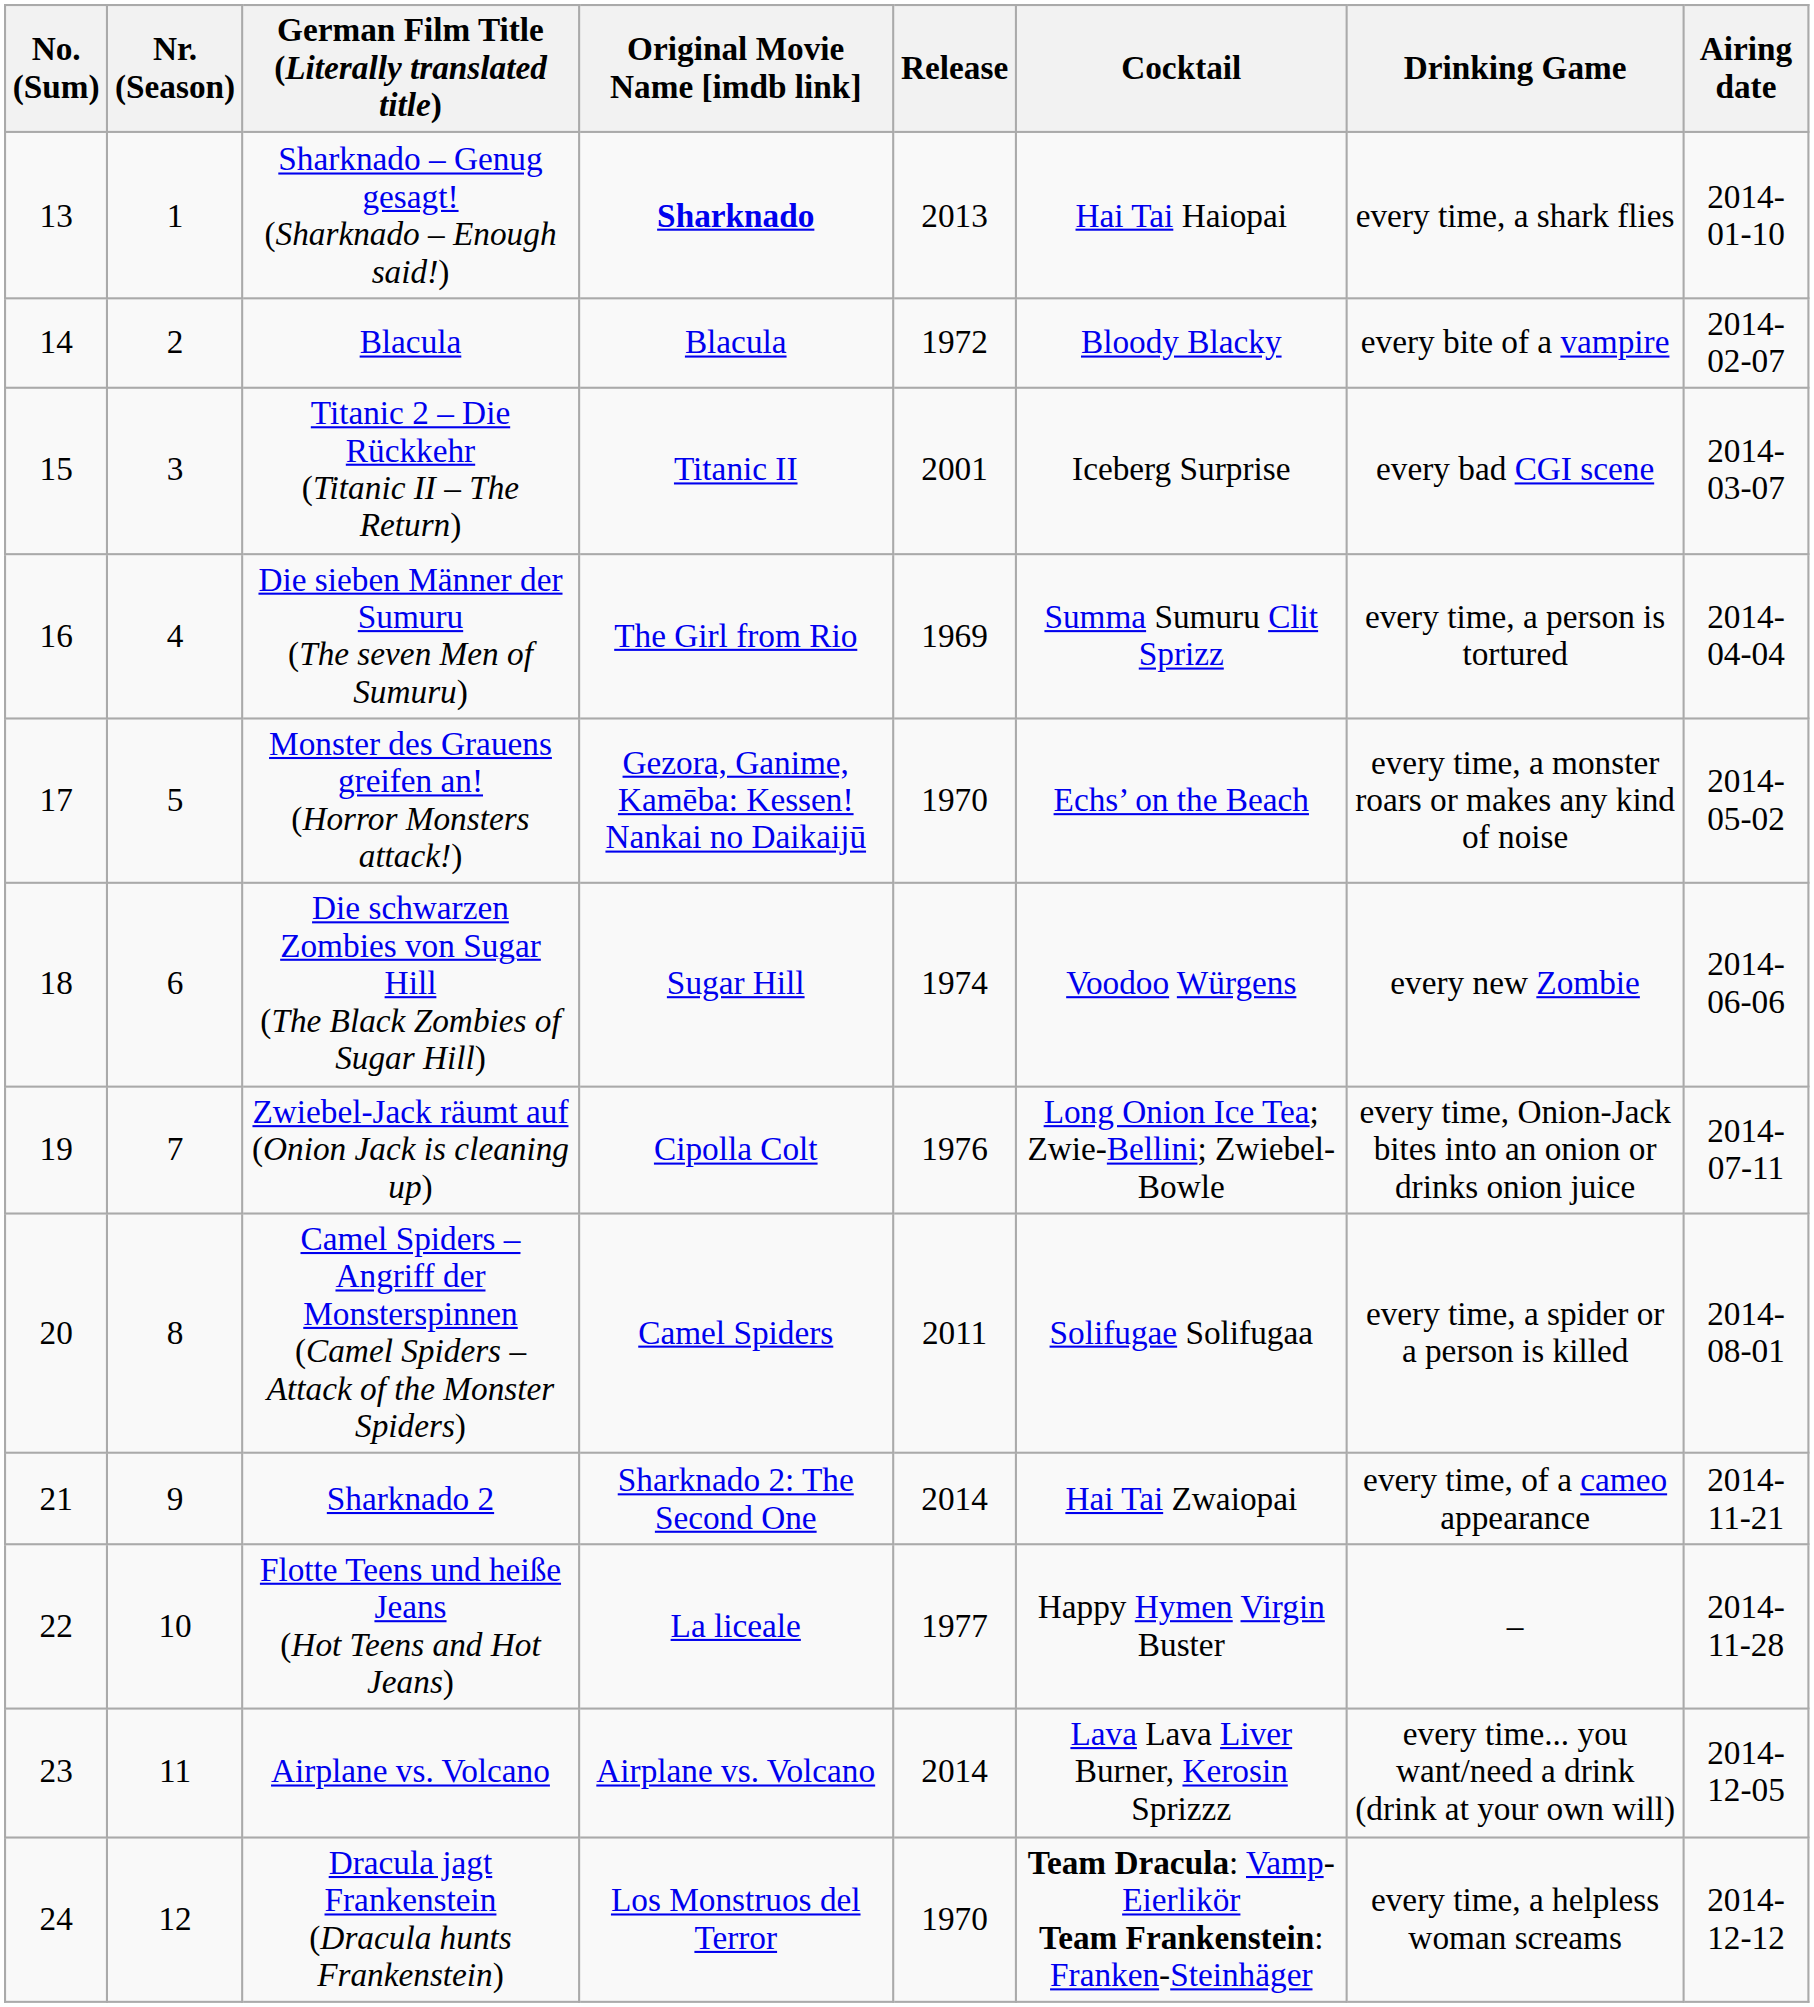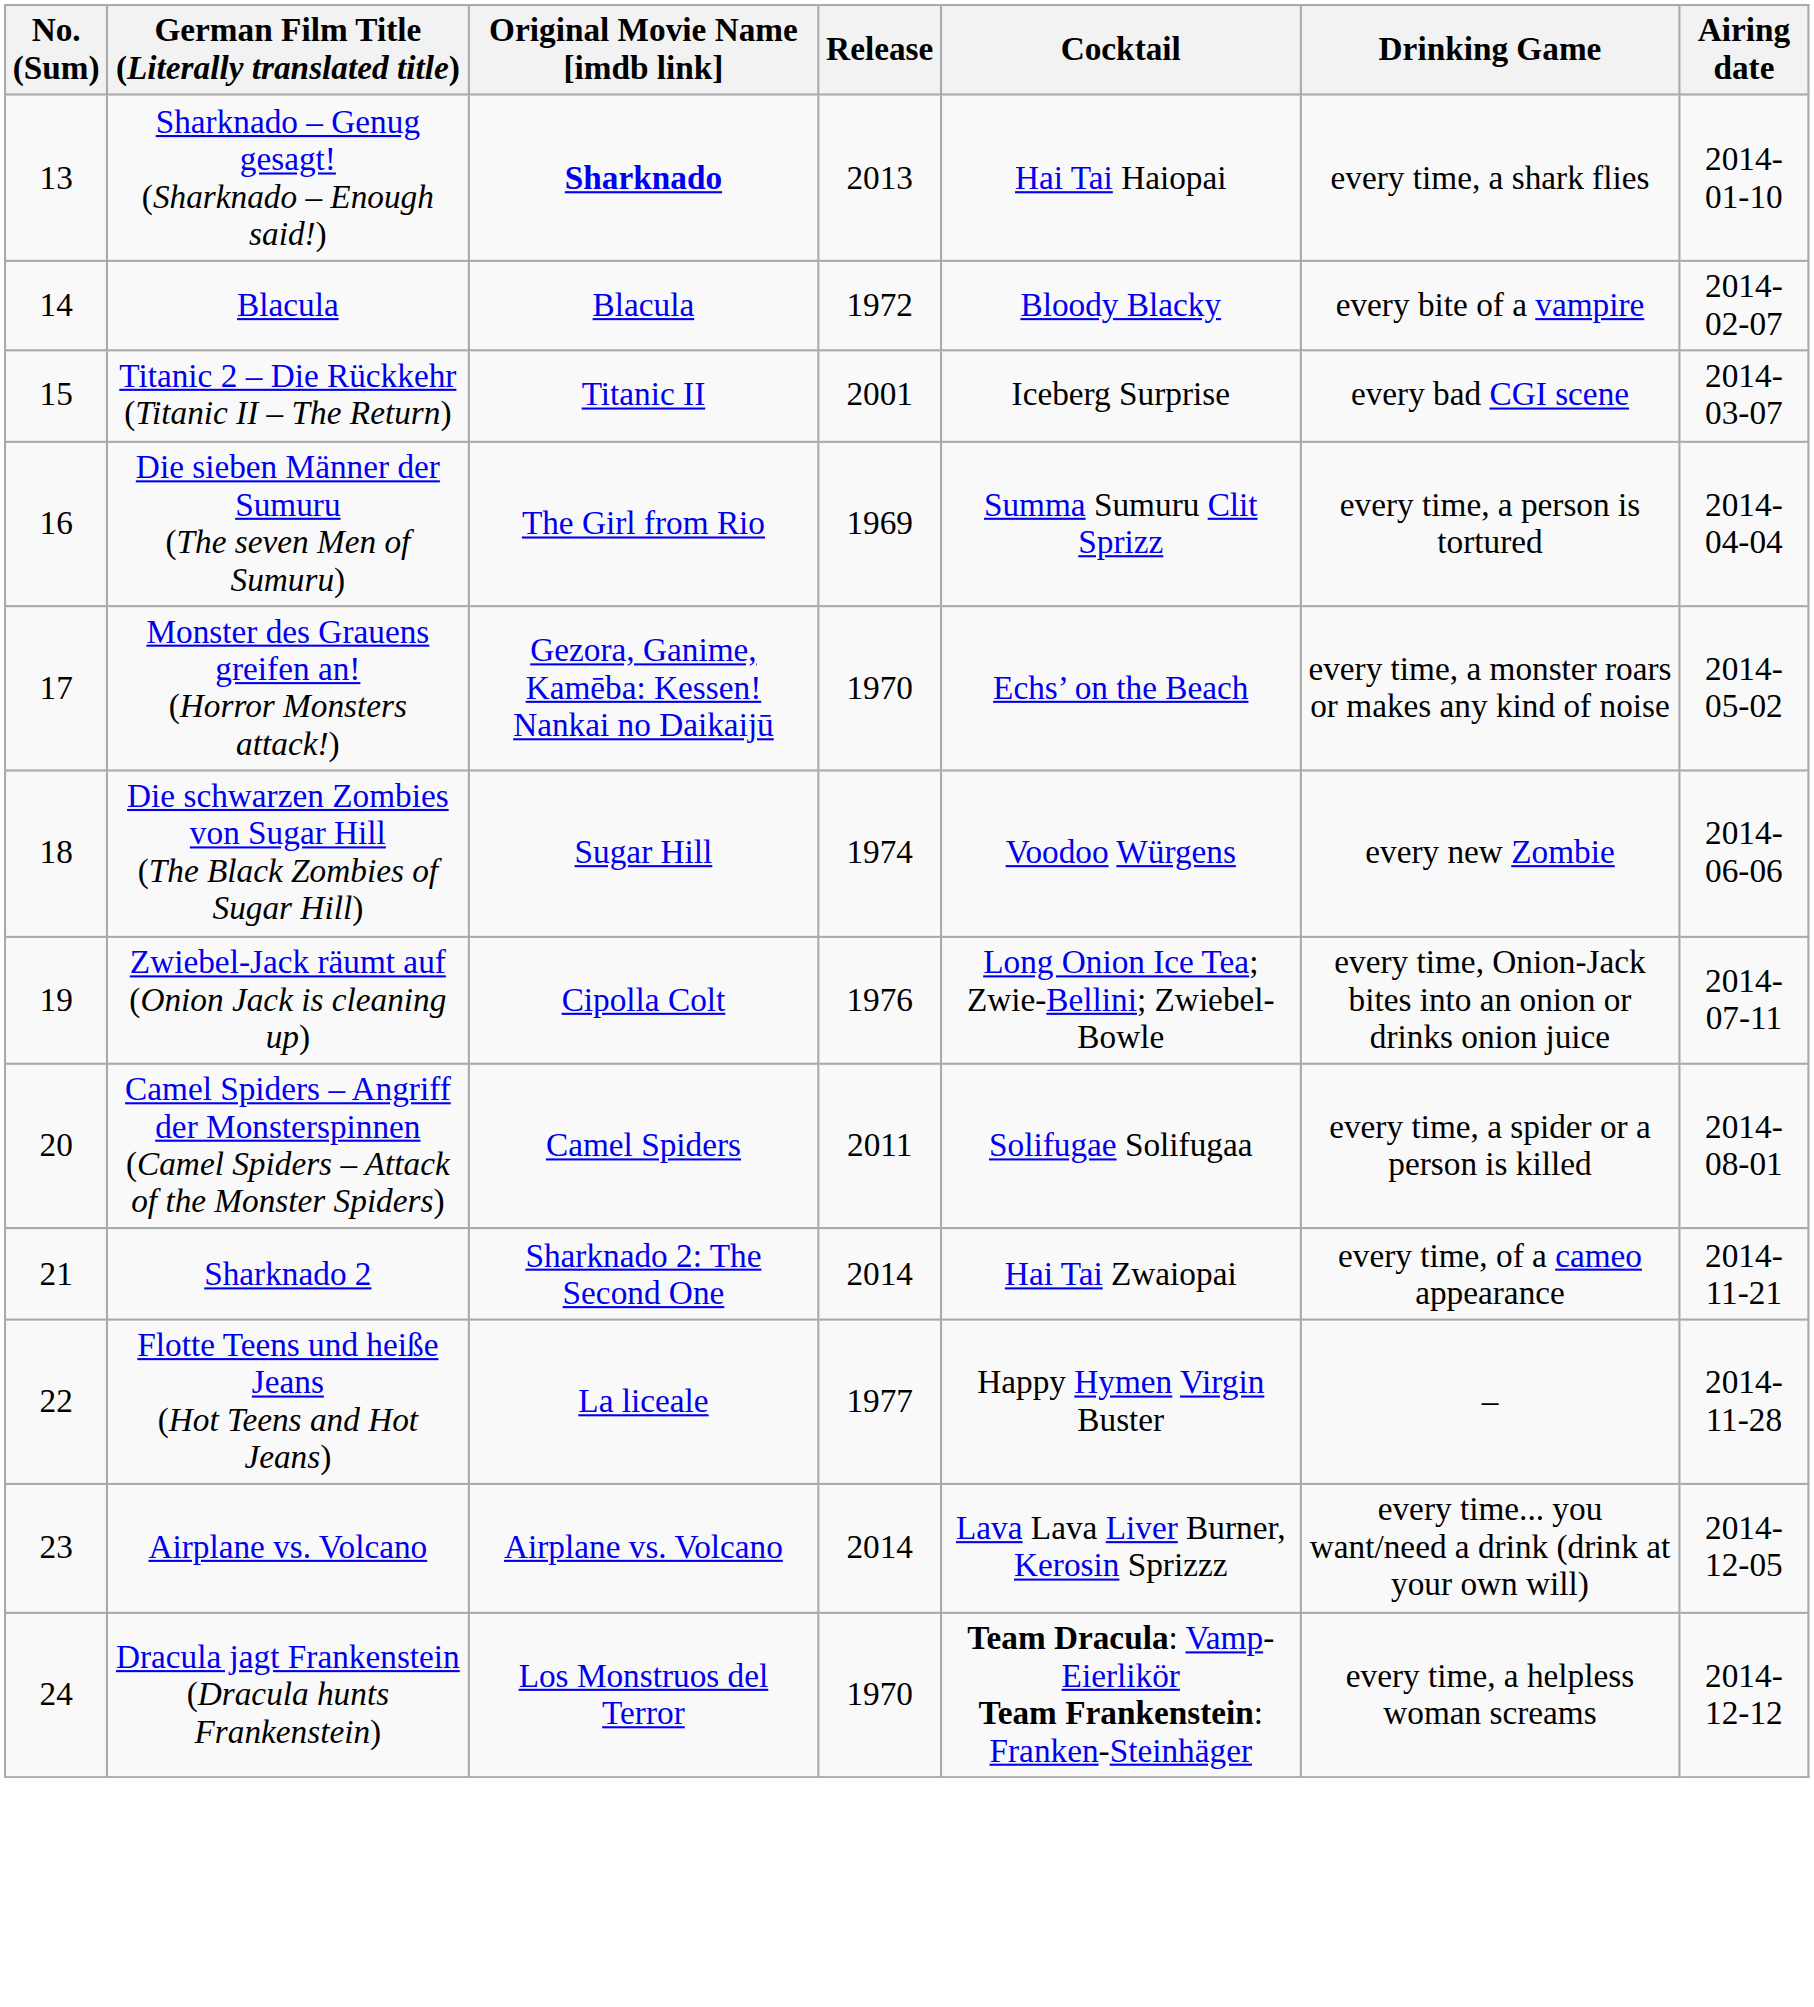- column: (175, 68)
